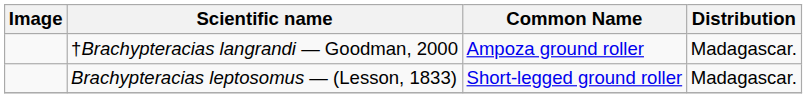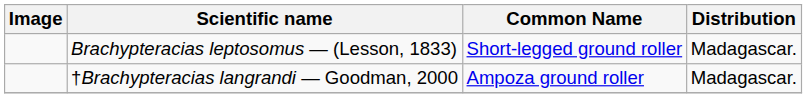rows swapped: (265, 48) <-> (264, 78)
